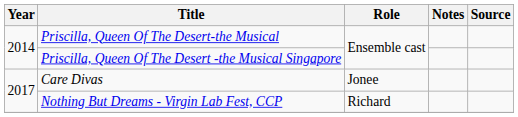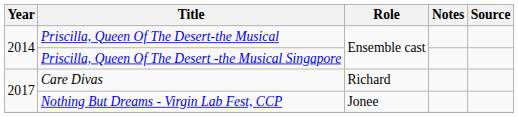(363, 79) Jonee -> (369, 79) Richard
(369, 101) Richard -> (363, 101) Jonee
